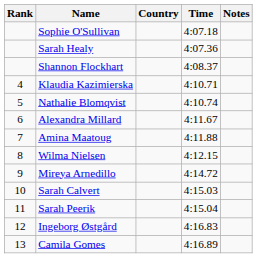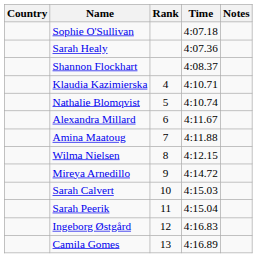columns swapped: (20, 13) <-> (158, 13)
